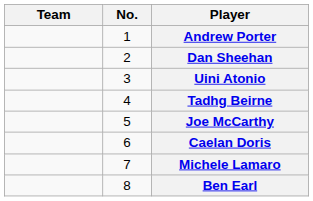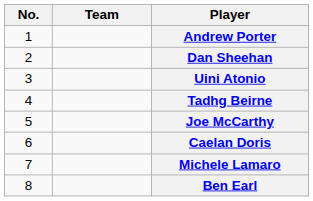columns swapped: (127, 15) <-> (54, 15)
